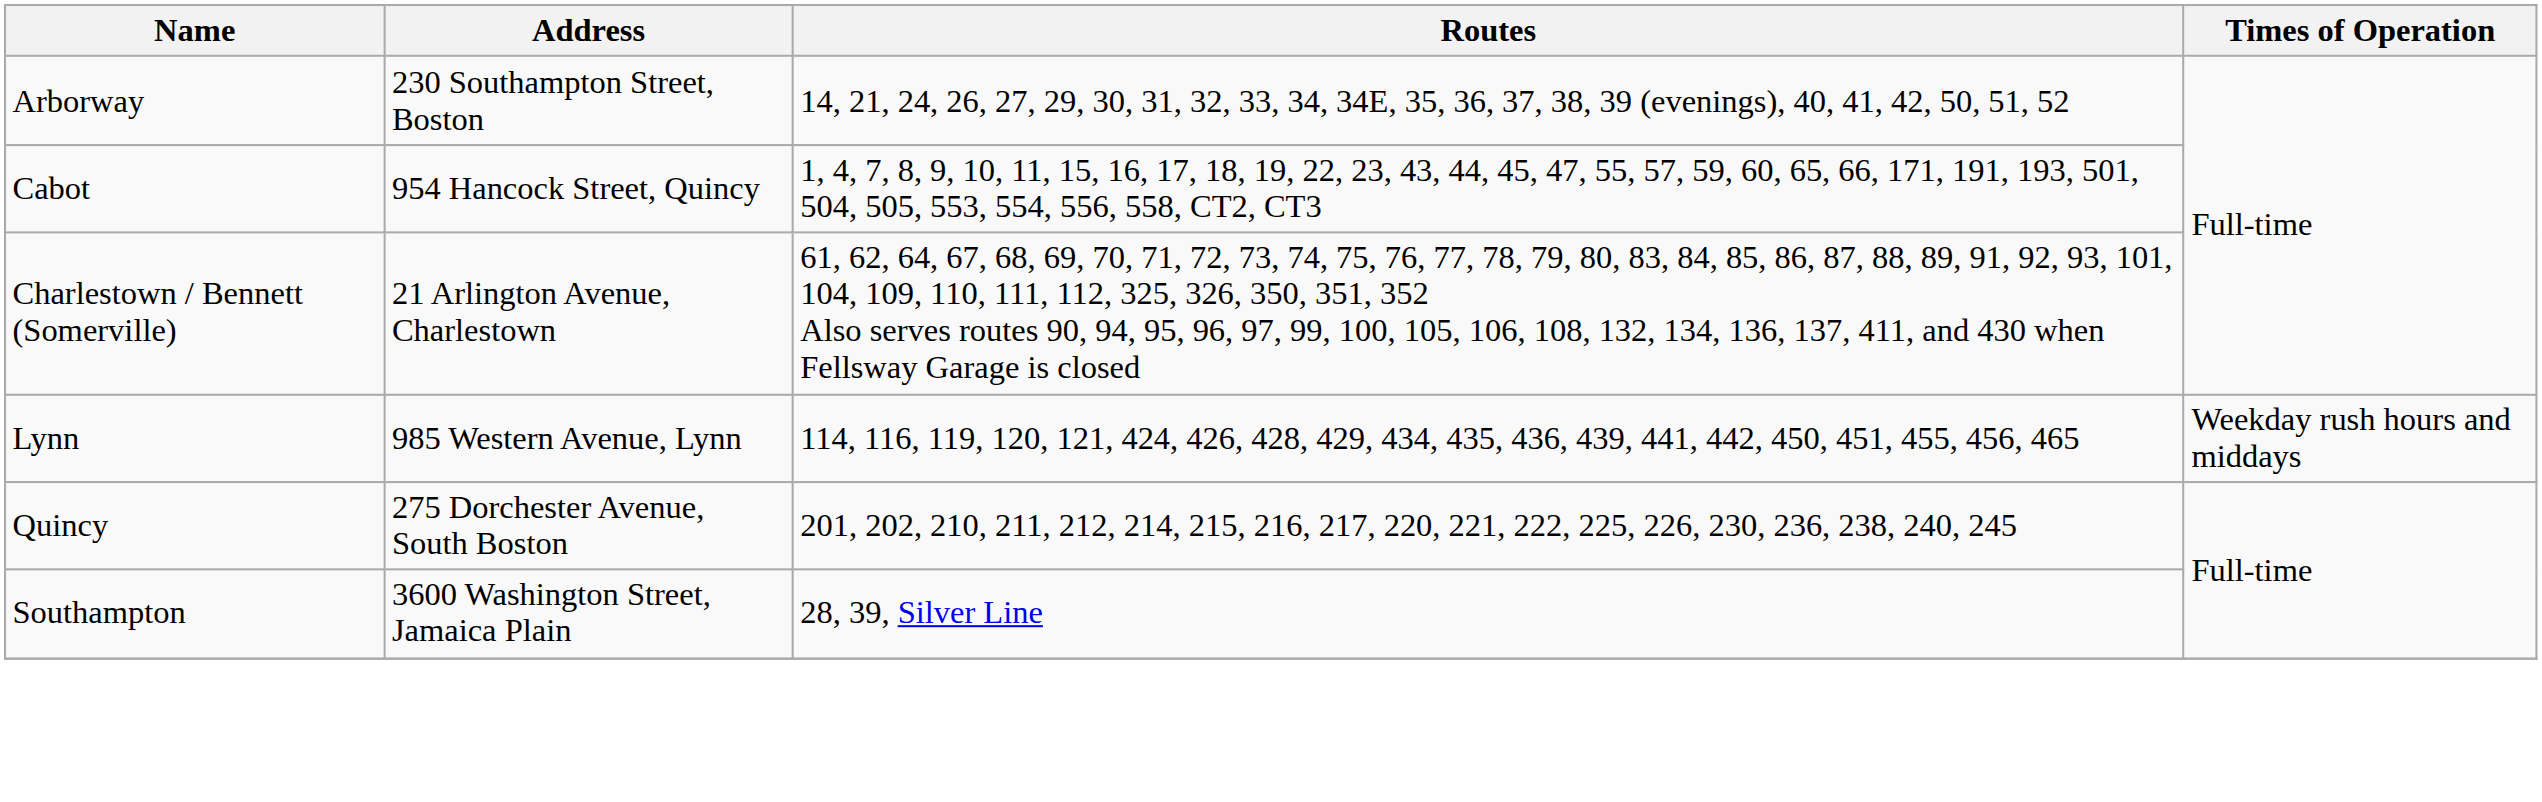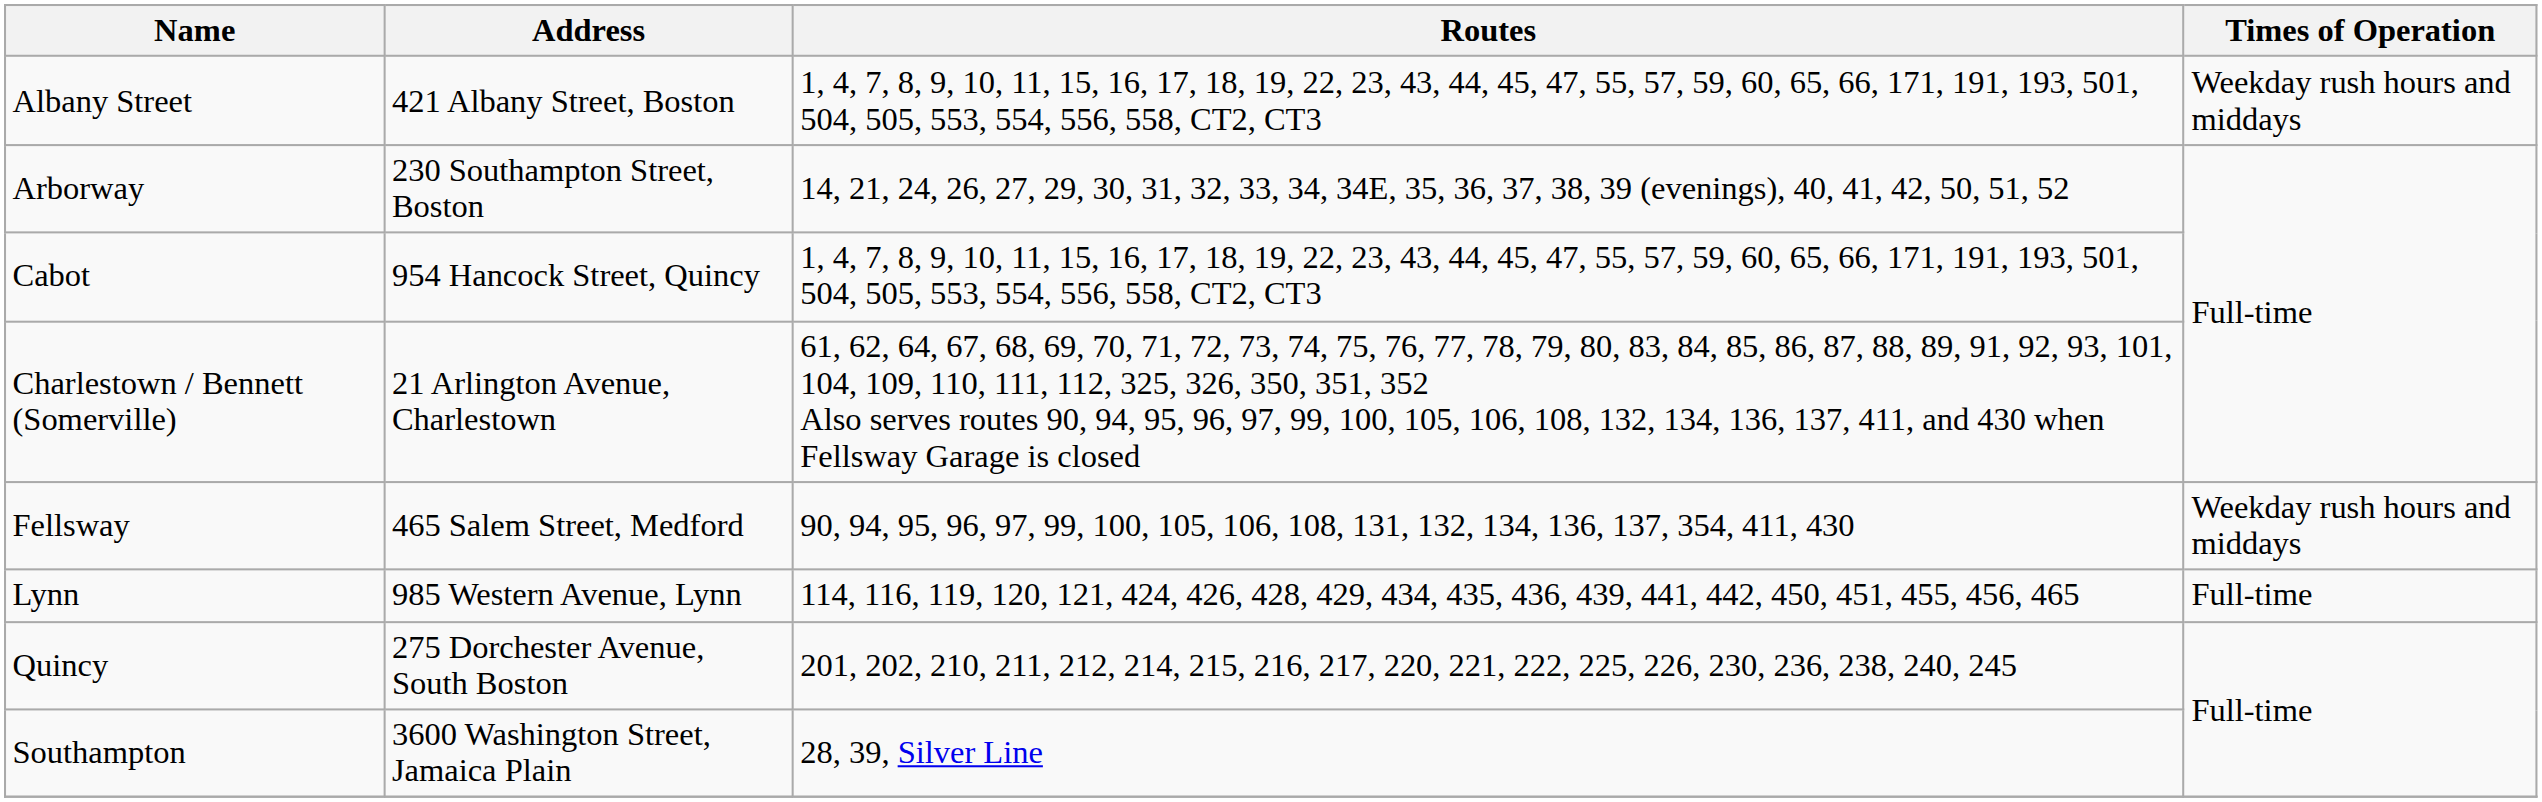+ row: (102, 100)
+ row: (71, 525)
(2351, 437) Weekday rush hours and middays -> (2252, 595) Full-time
